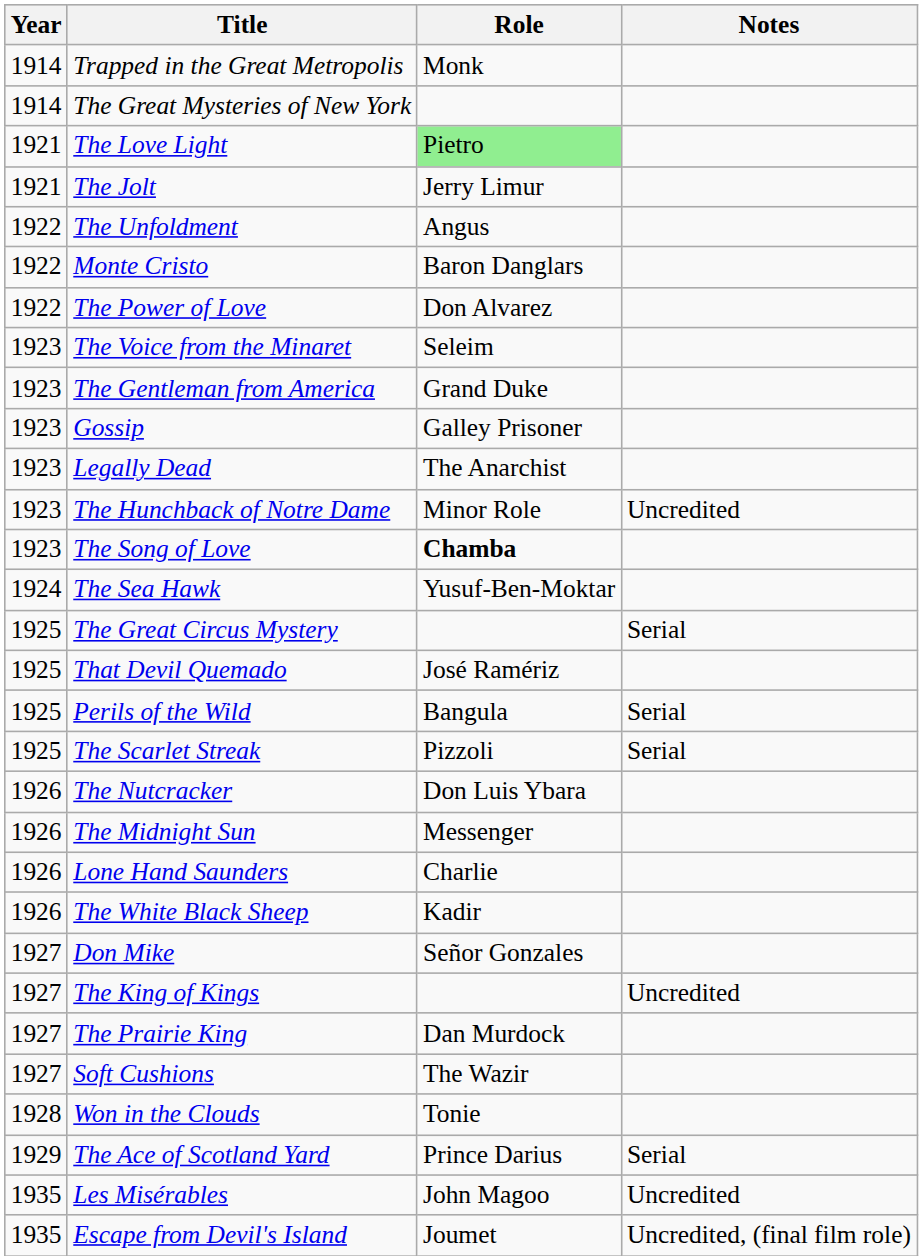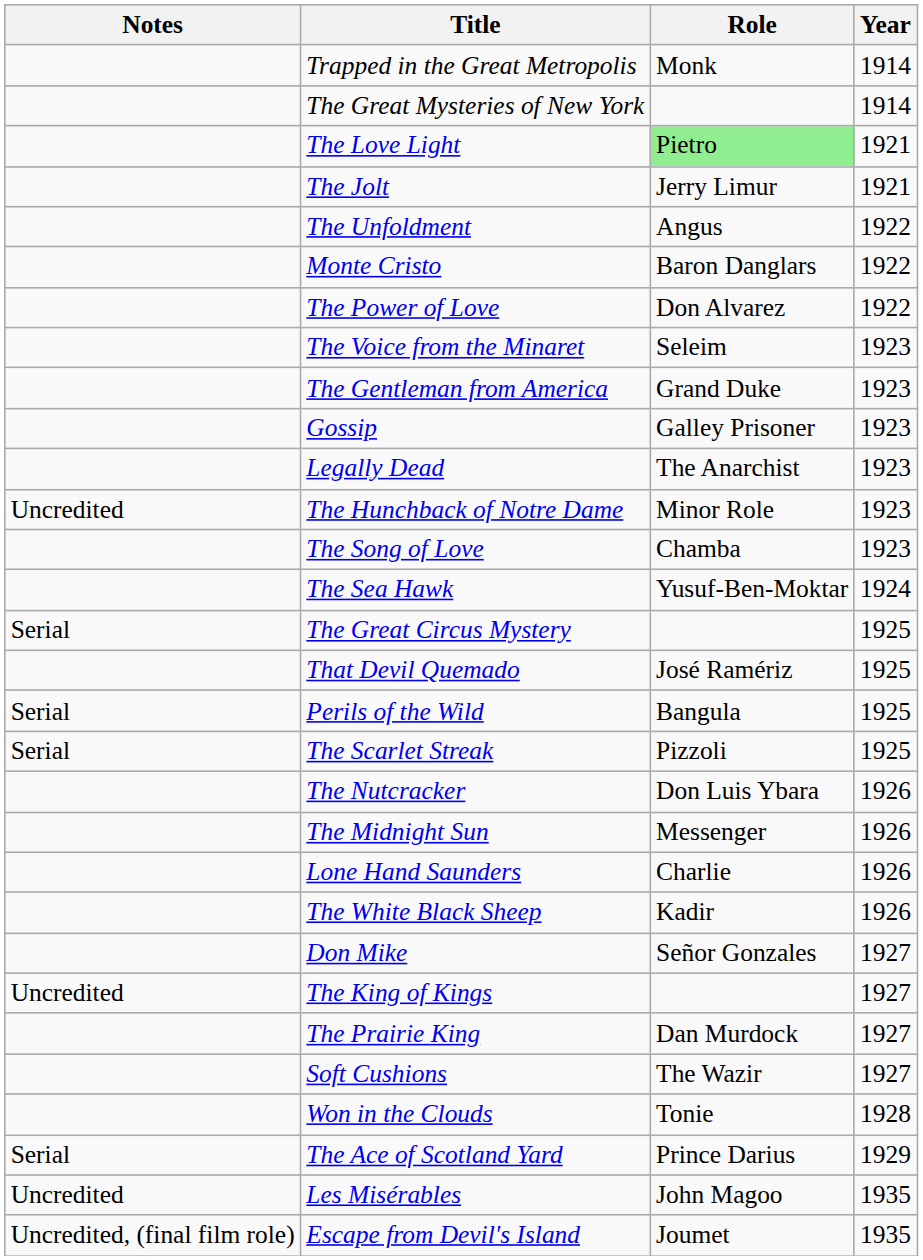columns swapped: (36, 24) <-> (769, 24)
(470, 549) bold -> (698, 549) normal
